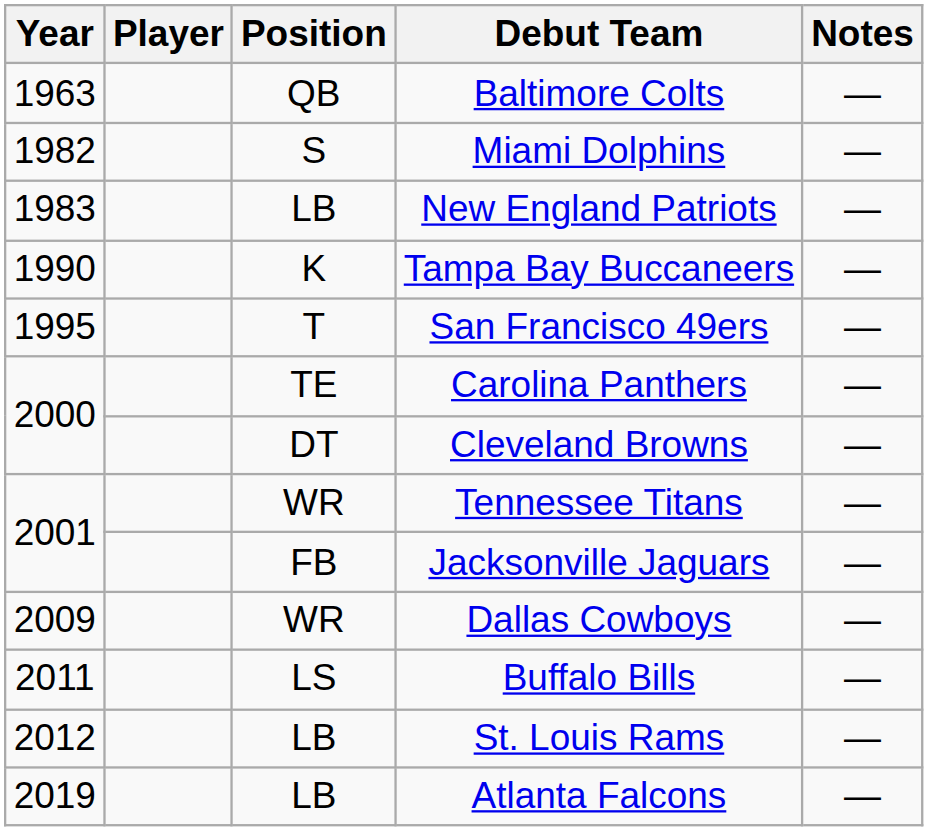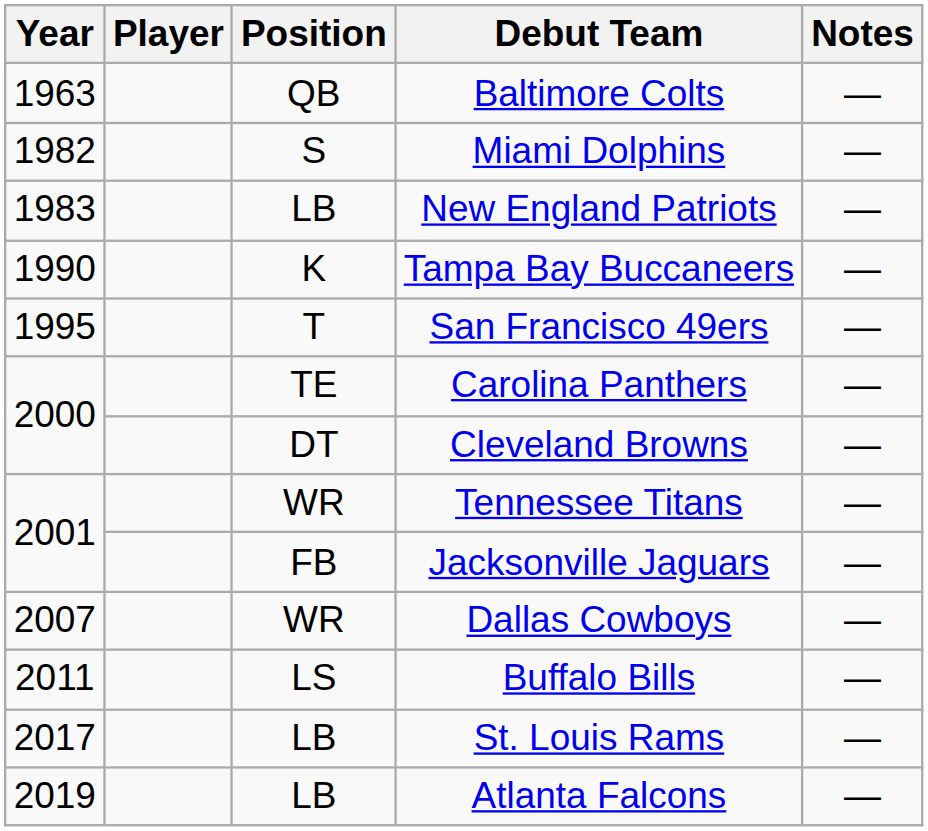(55, 619) 2009 -> (55, 619) 2007
(55, 737) 2012 -> (55, 737) 2017
